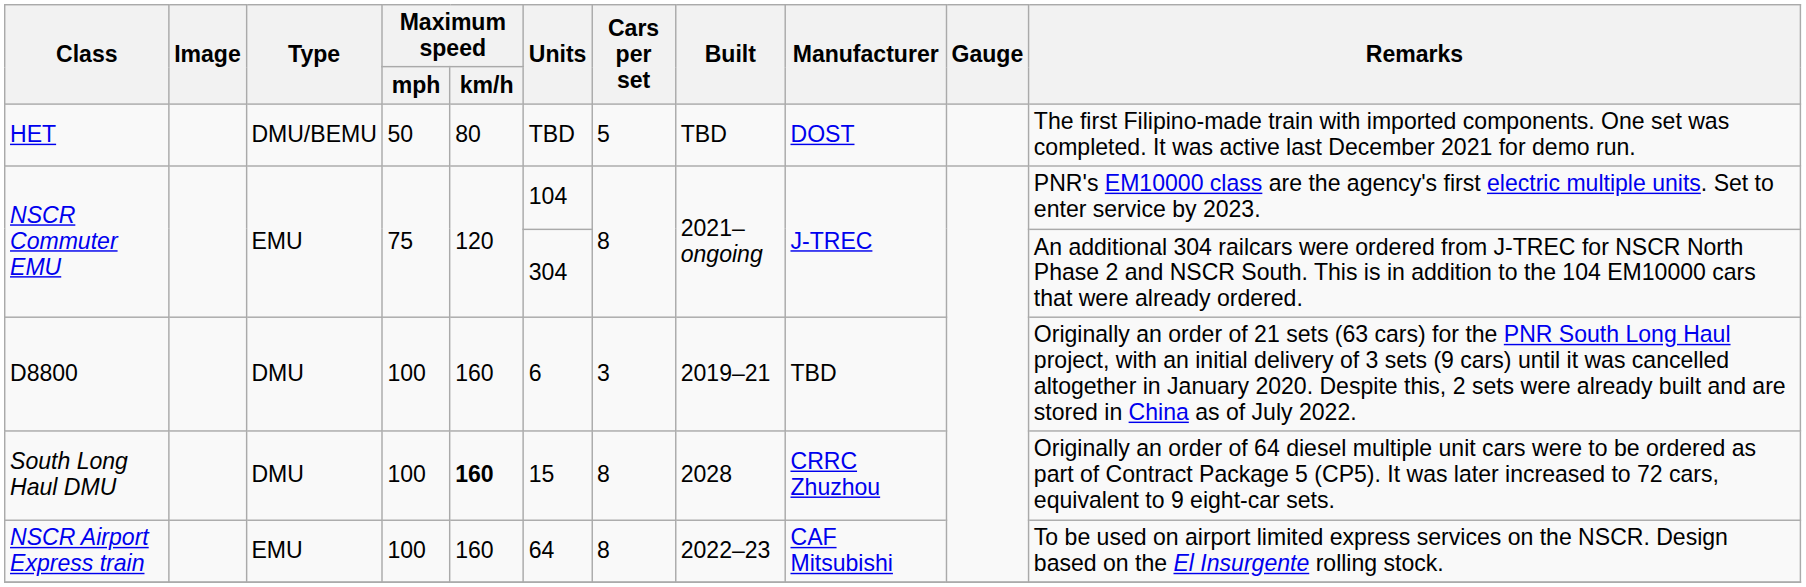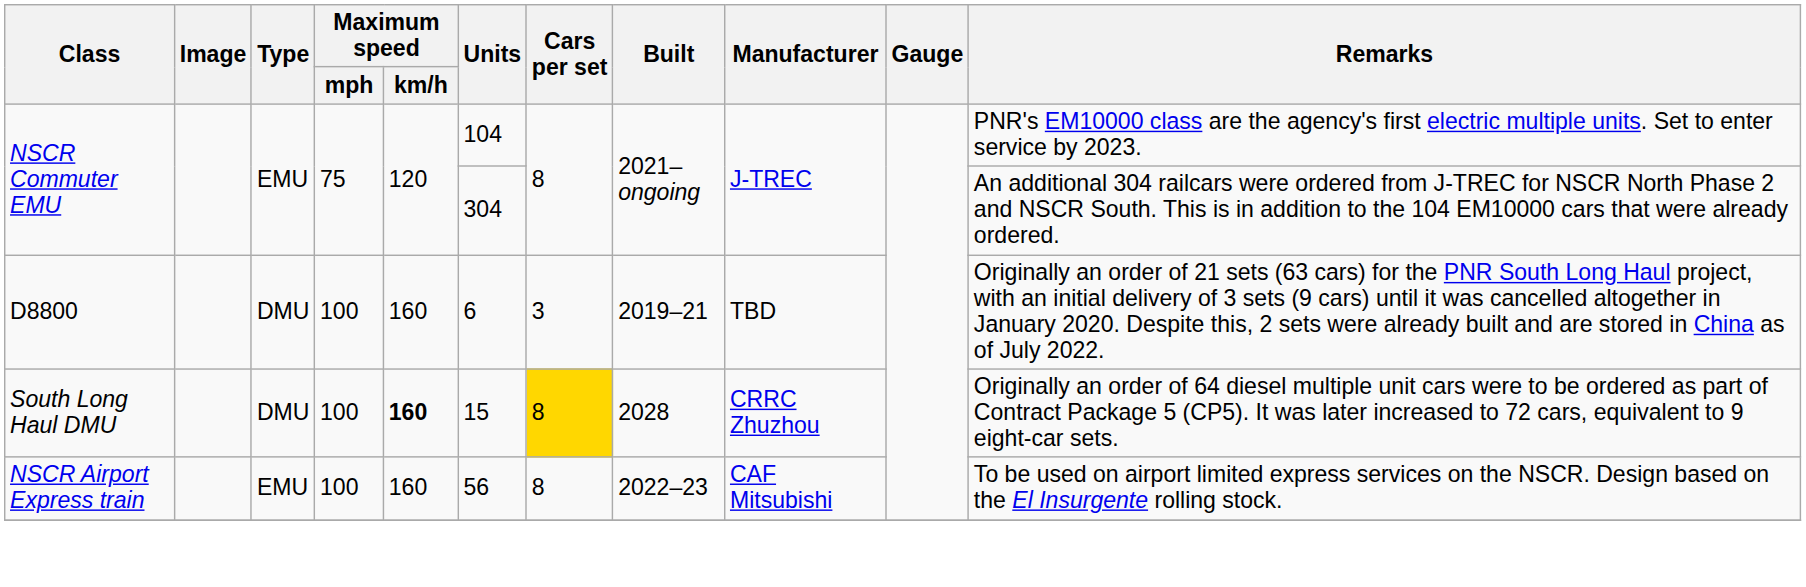- row: (33, 134)
(603, 475) no background -> (538, 412) gold background
(542, 550) 64 -> (476, 488) 56
